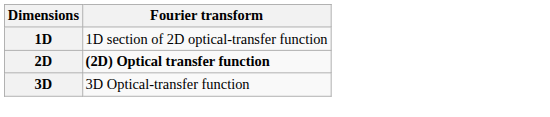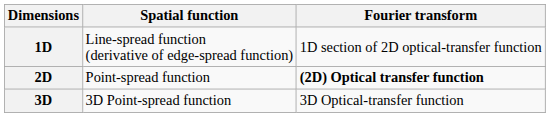+ column: (189, 15)
